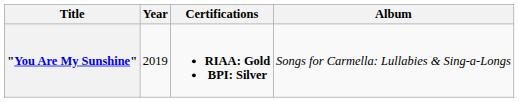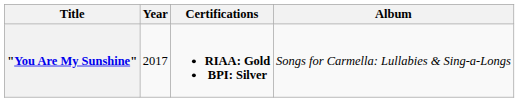(155, 60) 2019 -> (155, 60) 2017
